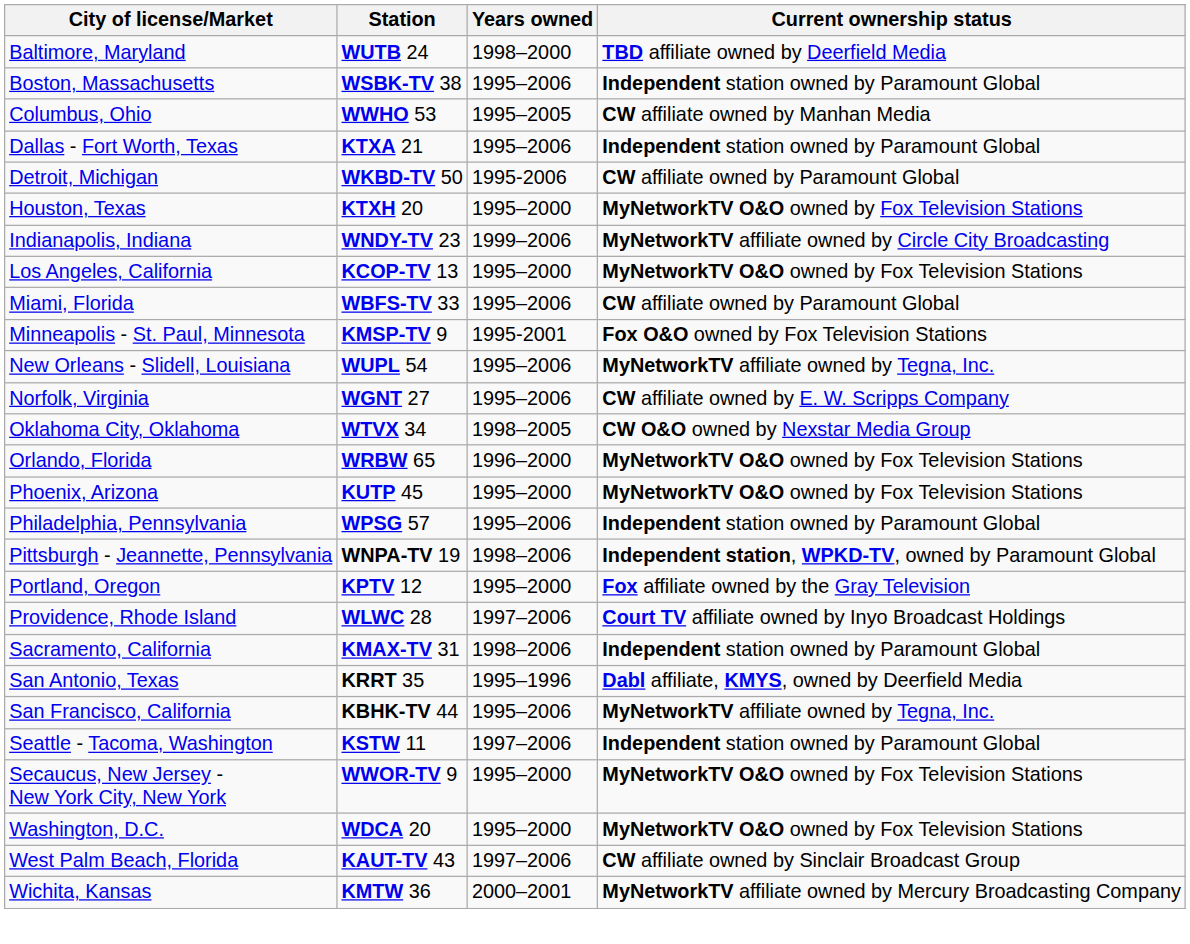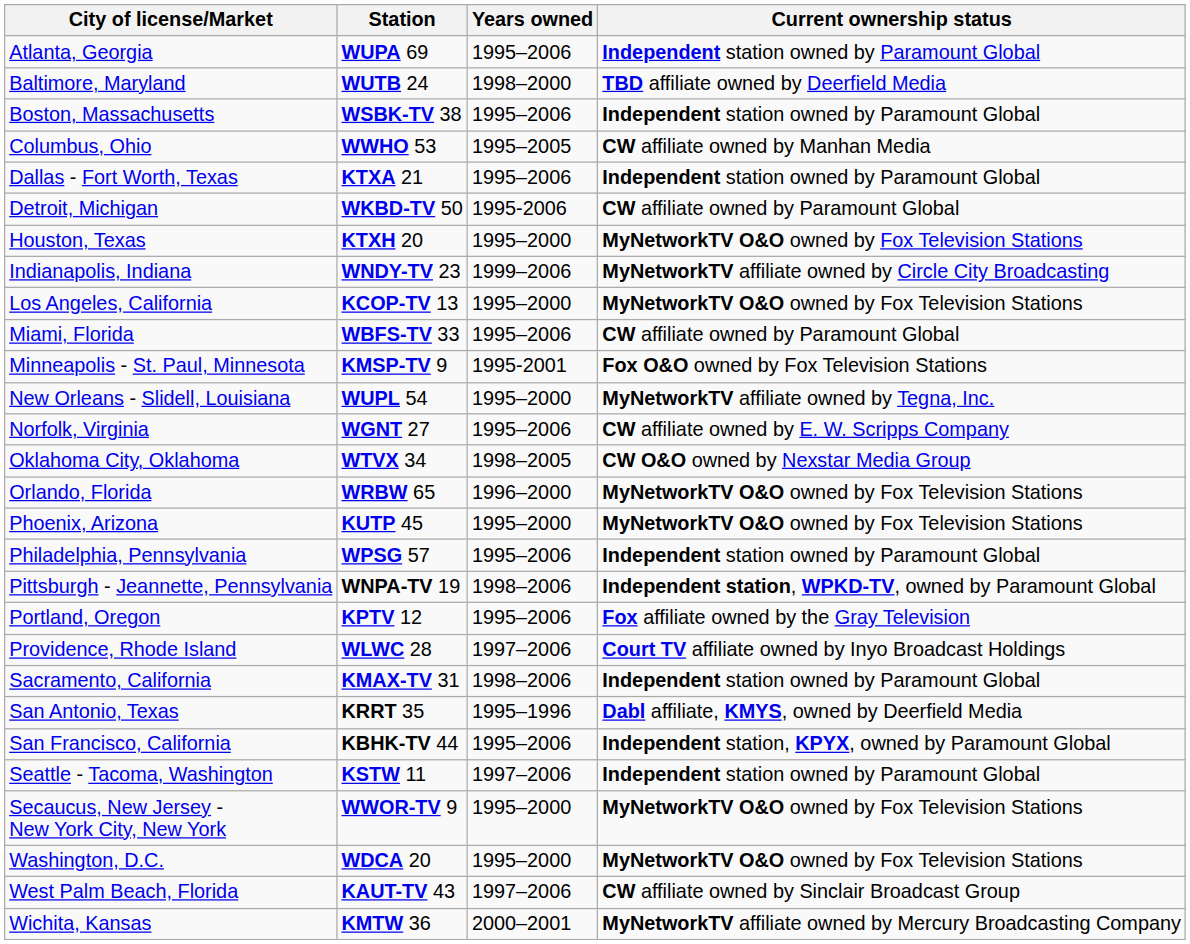+ row: (81, 51)
(522, 366) 1995–2006 -> (522, 397) 1995–2000
(522, 586) 1995–2000 -> (522, 618) 1995–2006
(798, 712) MyNetworkTV affiliate owned by Tegna, Inc. -> (857, 743) Independent station, KPYX, owned by Paramount Global
